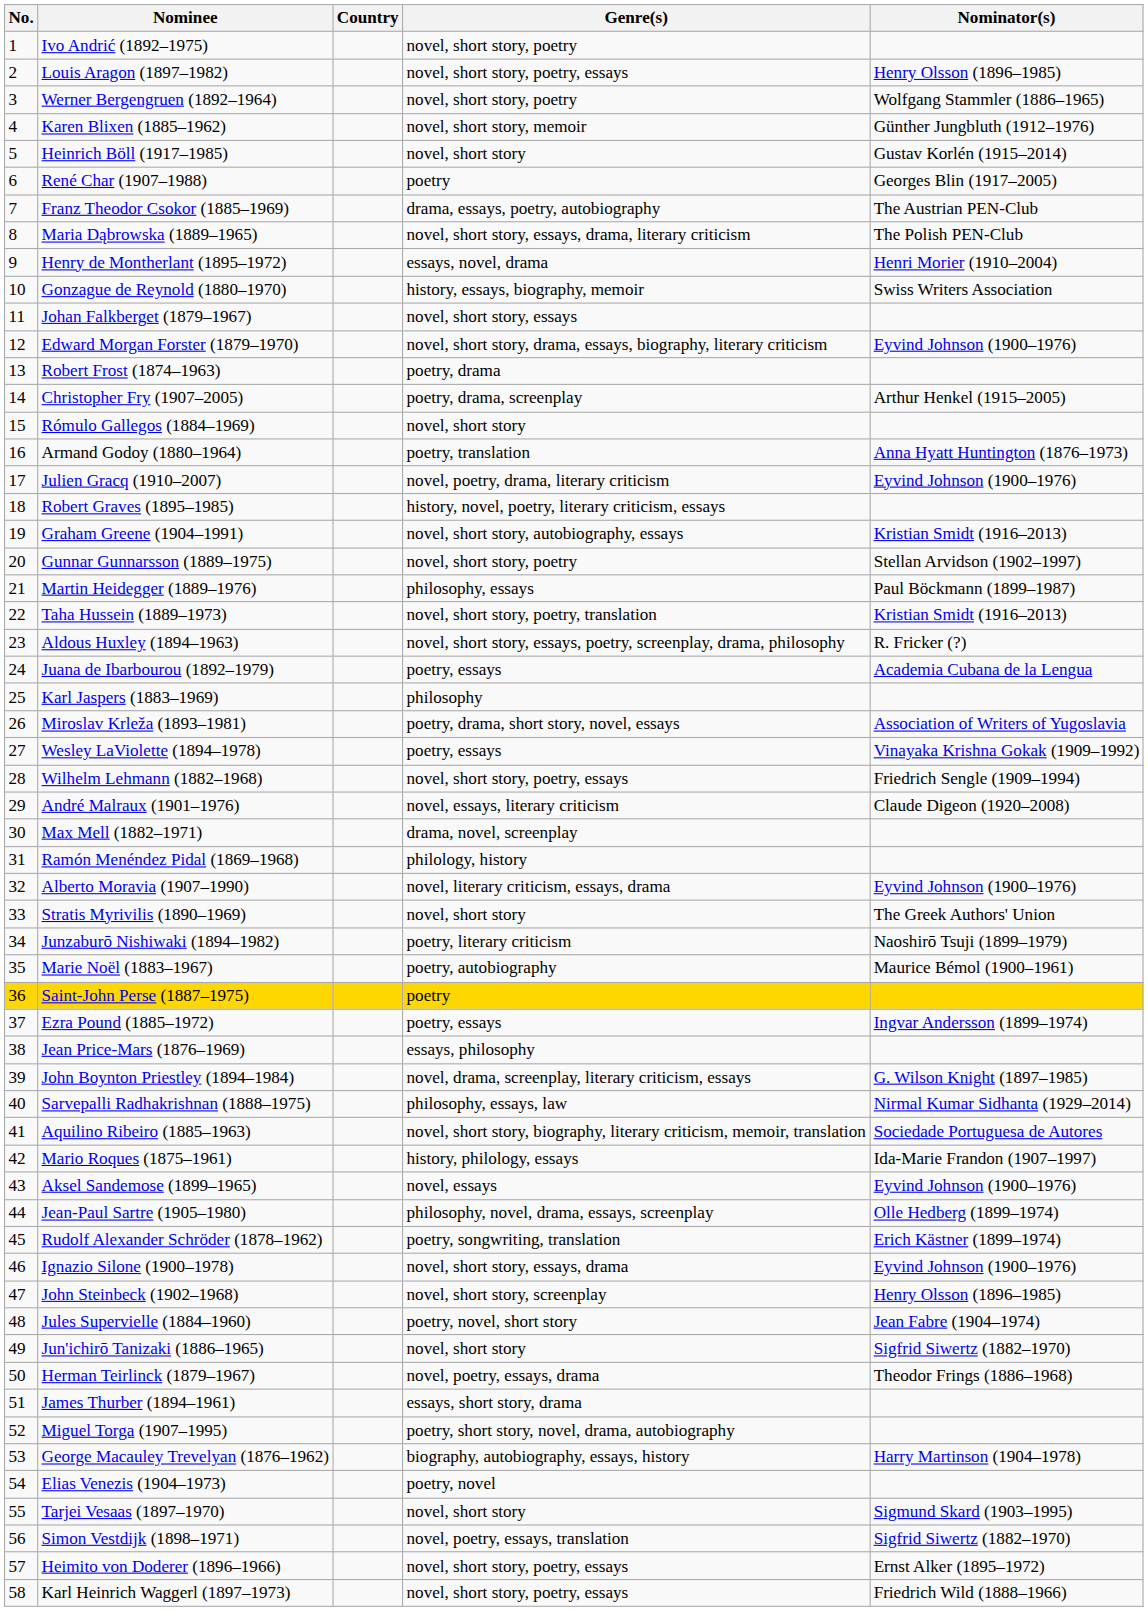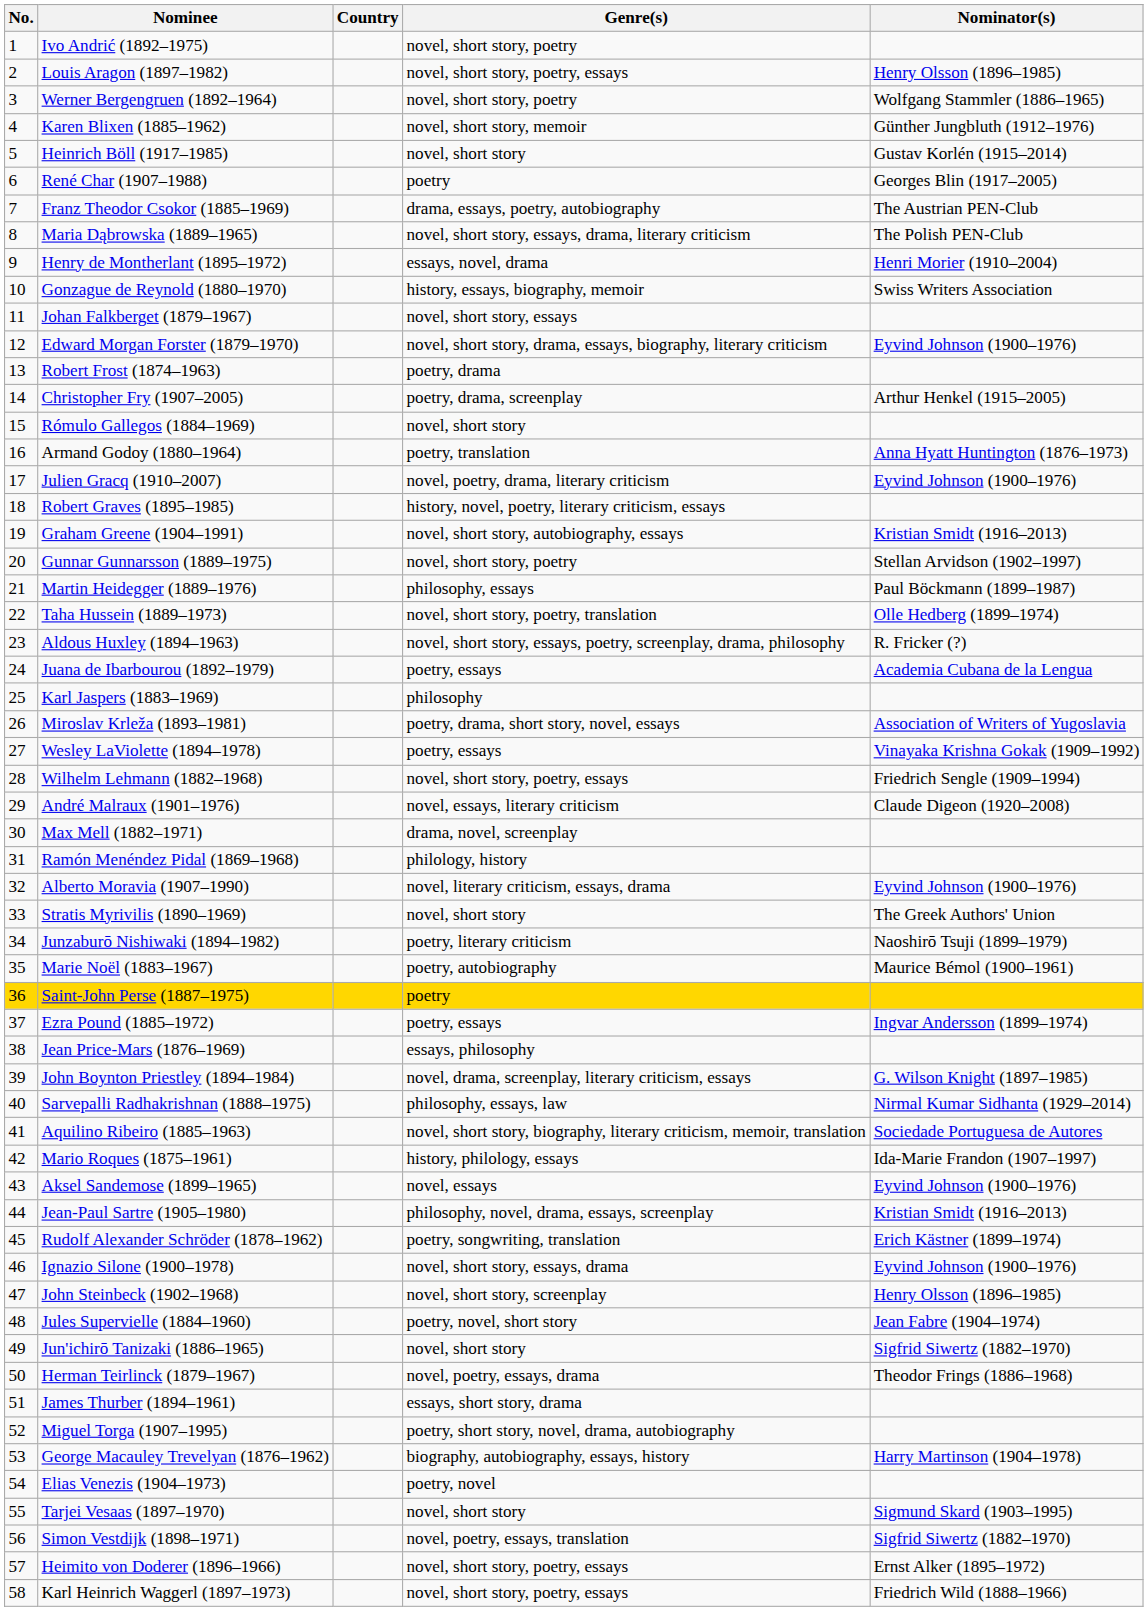(970, 615) Kristian Smidt (1916–2013) -> (966, 615) Olle Hedberg (1899–1974)
(966, 1212) Olle Hedberg (1899–1974) -> (970, 1212) Kristian Smidt (1916–2013)
